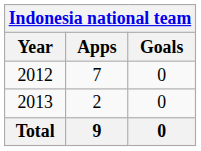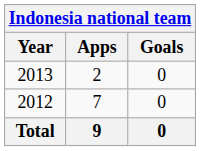rows swapped: (35, 74) <-> (35, 103)
